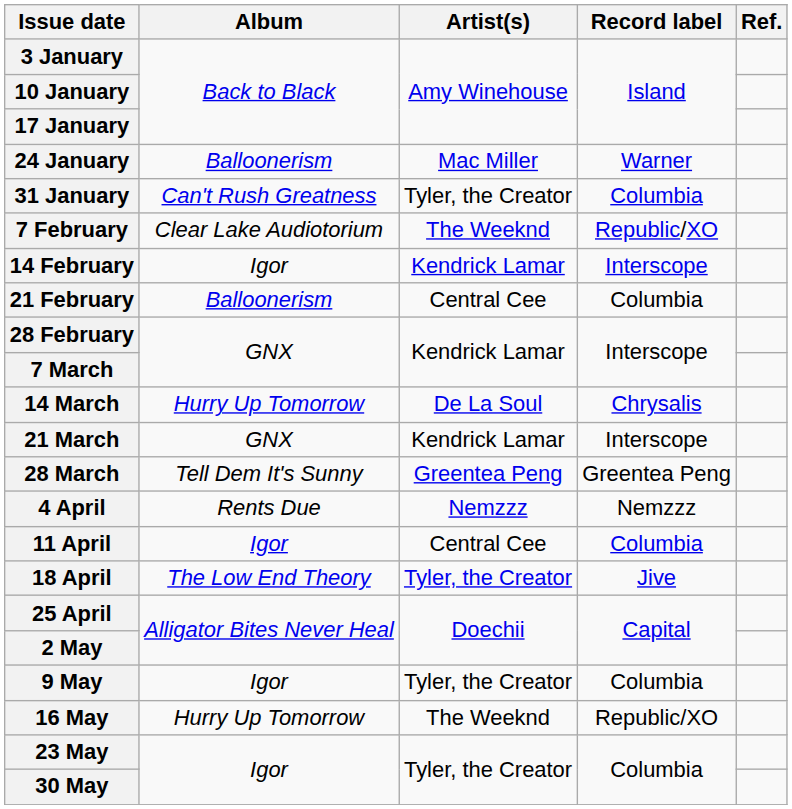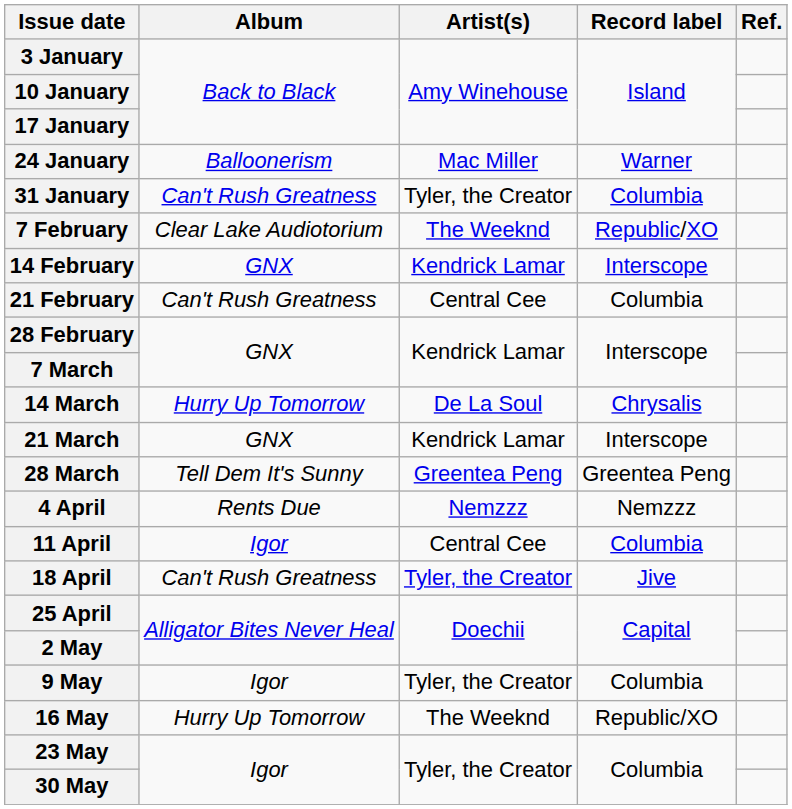(269, 265) Igor -> (269, 265) GNX
(269, 299) Balloonerism -> (269, 299) Can't Rush Greatness
(269, 578) The Low End Theory -> (269, 578) Can't Rush Greatness
